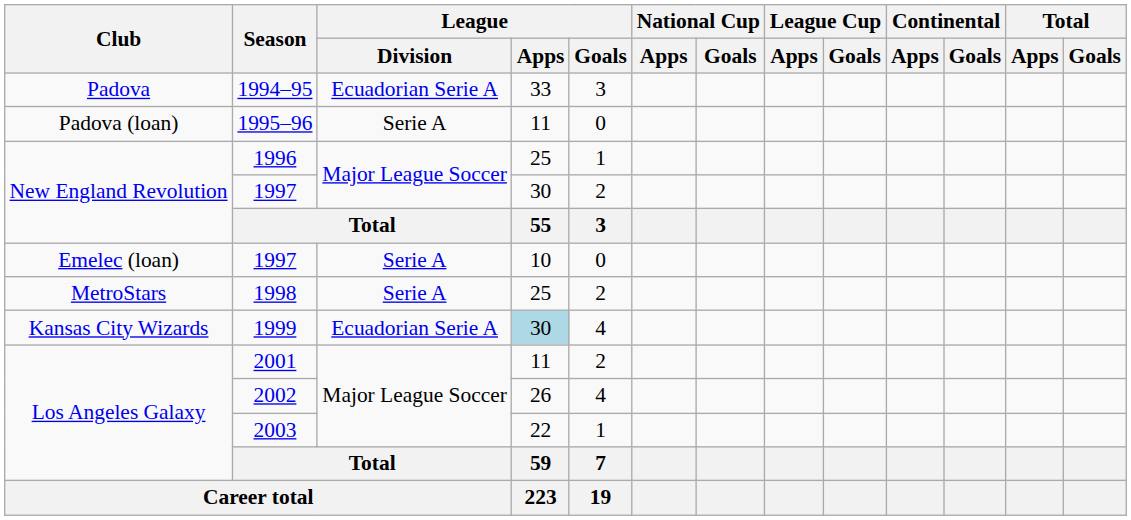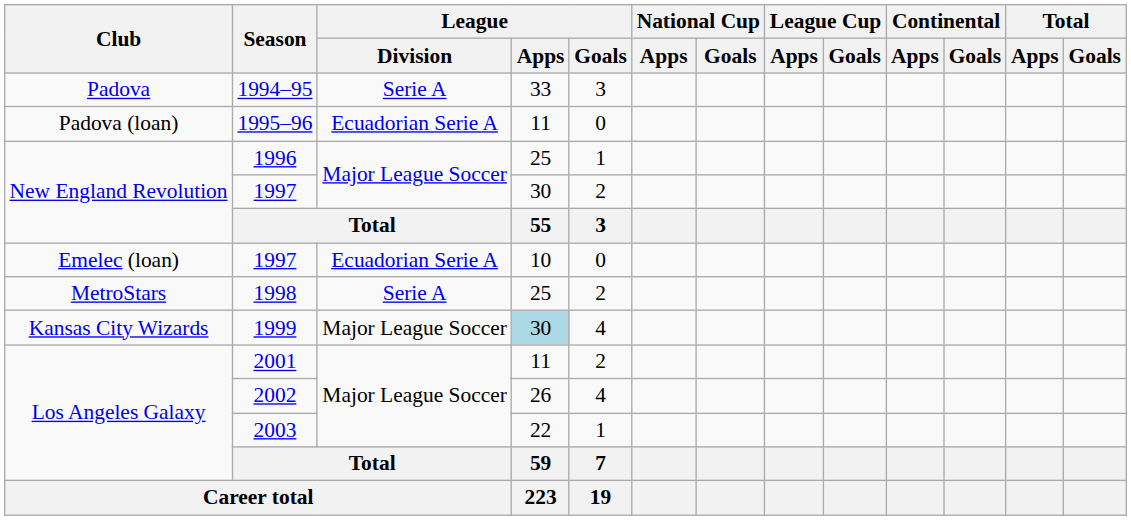(415, 89) Ecuadorian Serie A -> (415, 89) Serie A
(415, 123) Serie A -> (415, 123) Ecuadorian Serie A
(415, 259) Serie A -> (415, 259) Ecuadorian Serie A
(415, 327) Ecuadorian Serie A -> (415, 327) Major League Soccer
